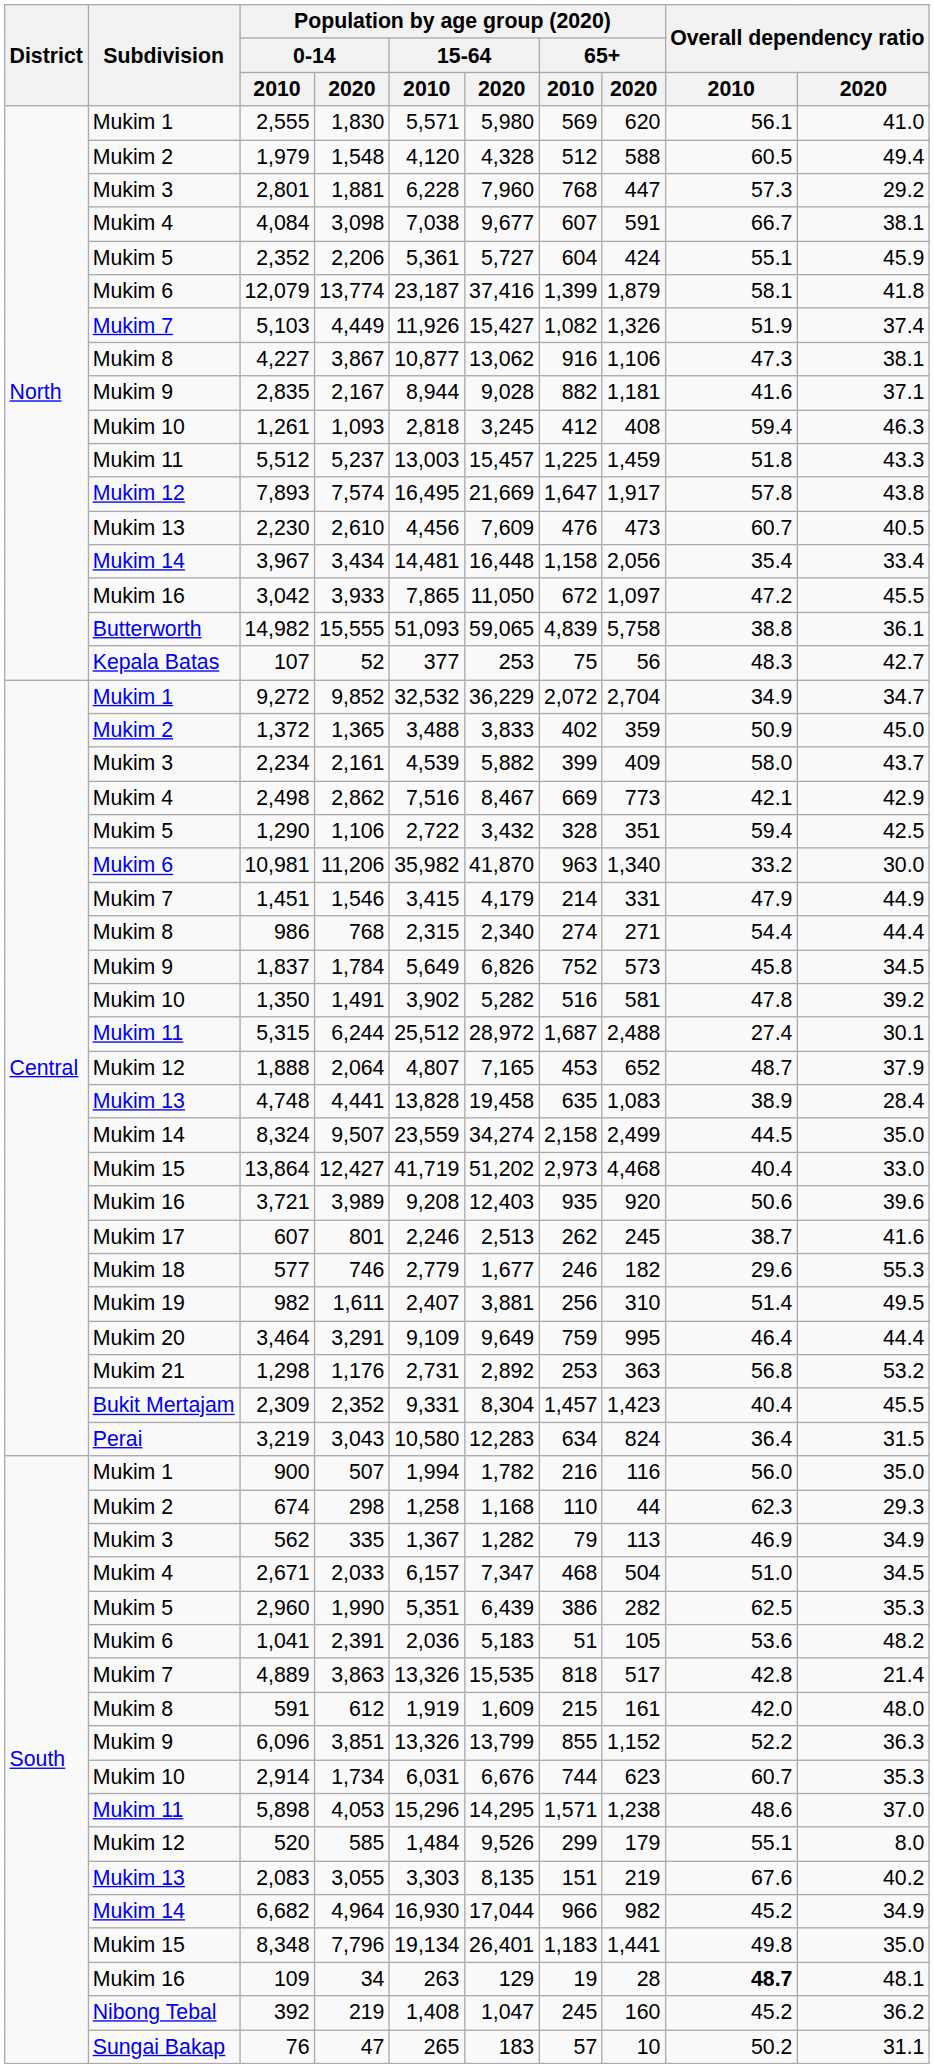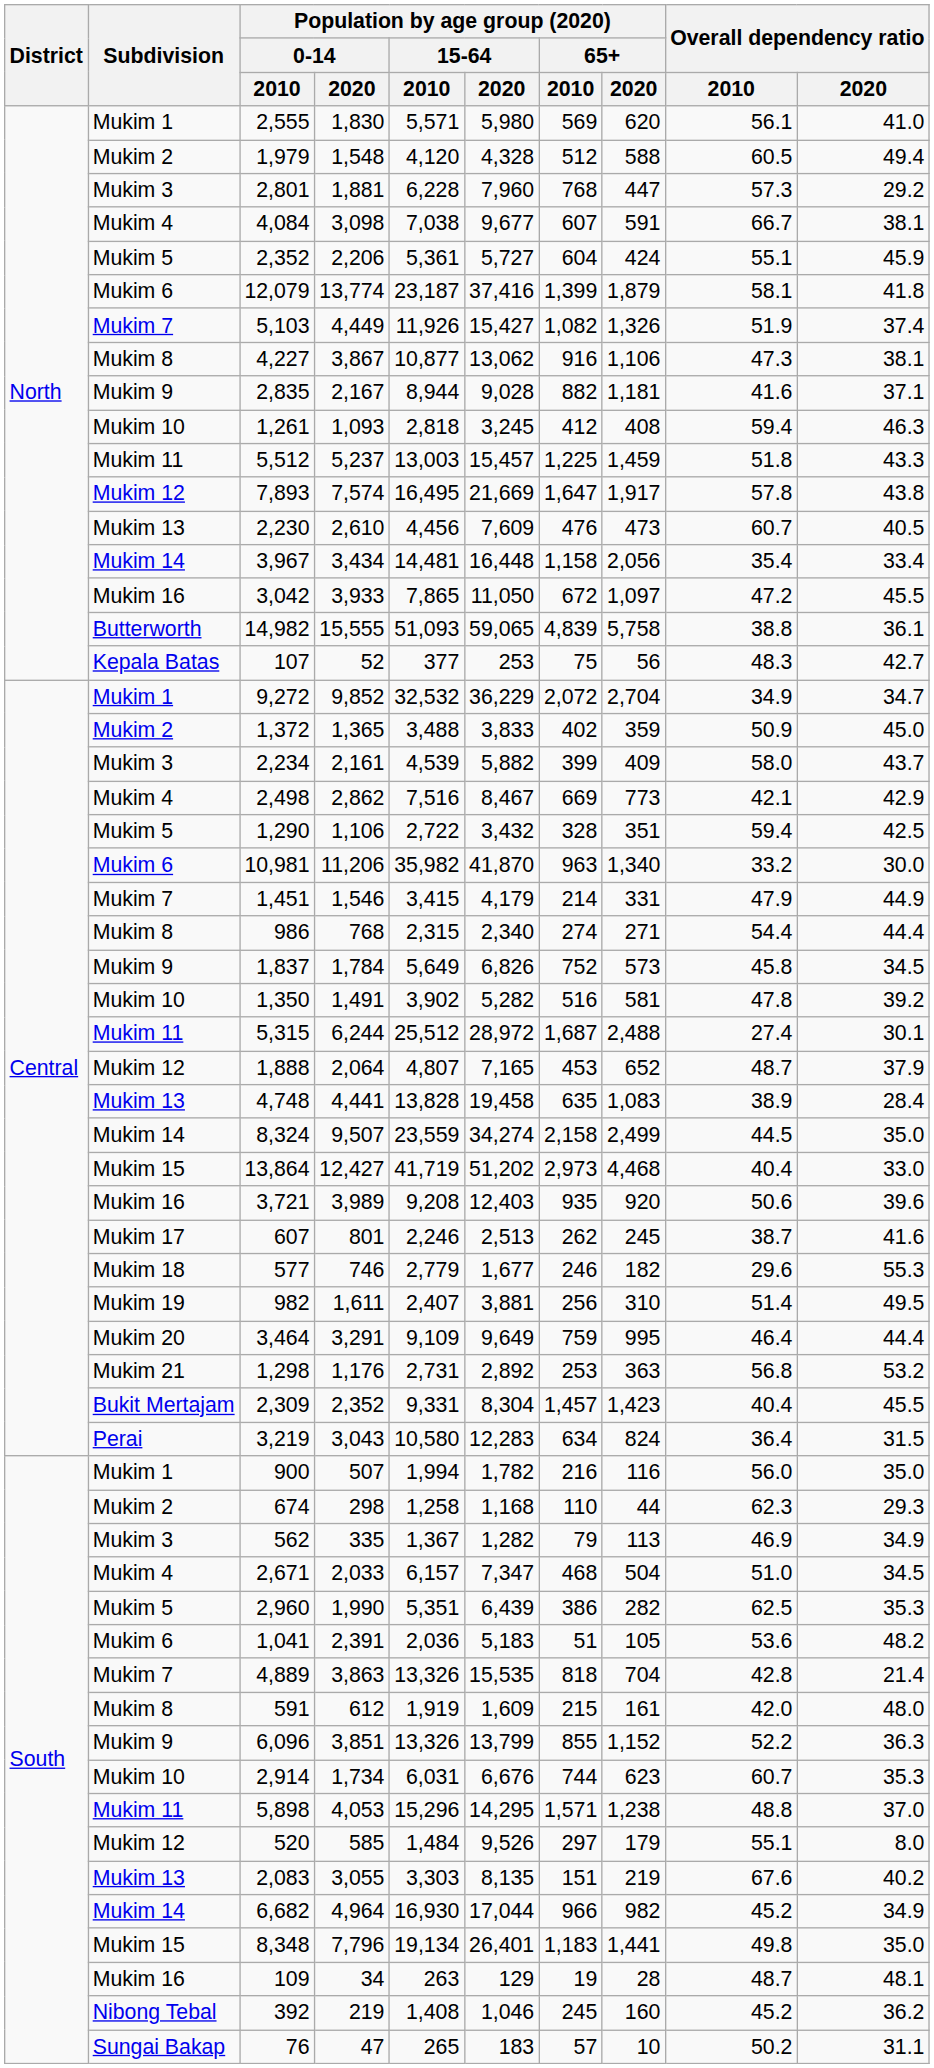(643, 1675) 517 -> (643, 1675) 704
(772, 1810) 48.6 -> (772, 1810) 48.8
(580, 1843) 299 -> (580, 1843) 297
(772, 1978) bold -> (772, 1978) normal
(508, 2012) 1,047 -> (508, 2012) 1,046
